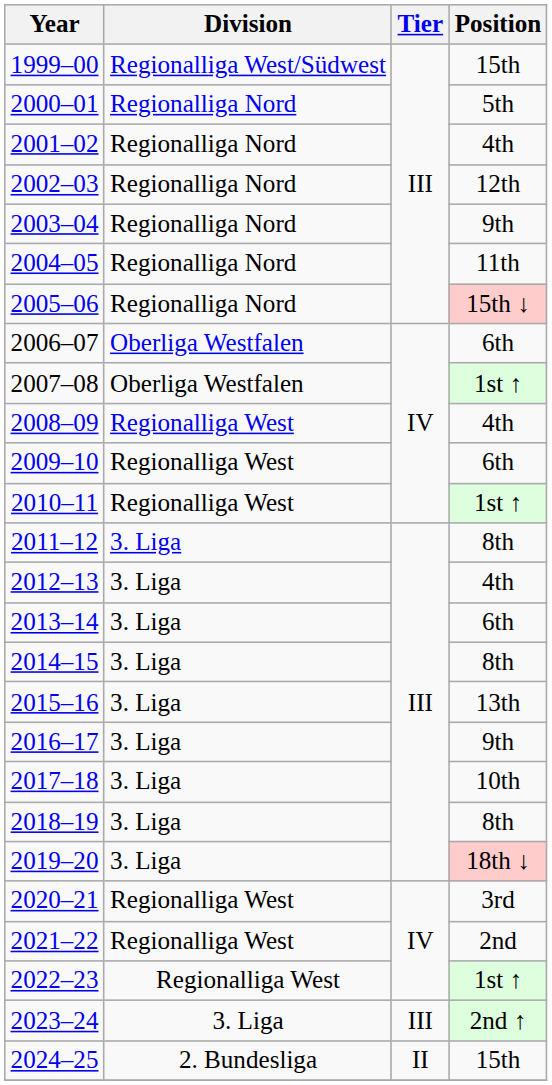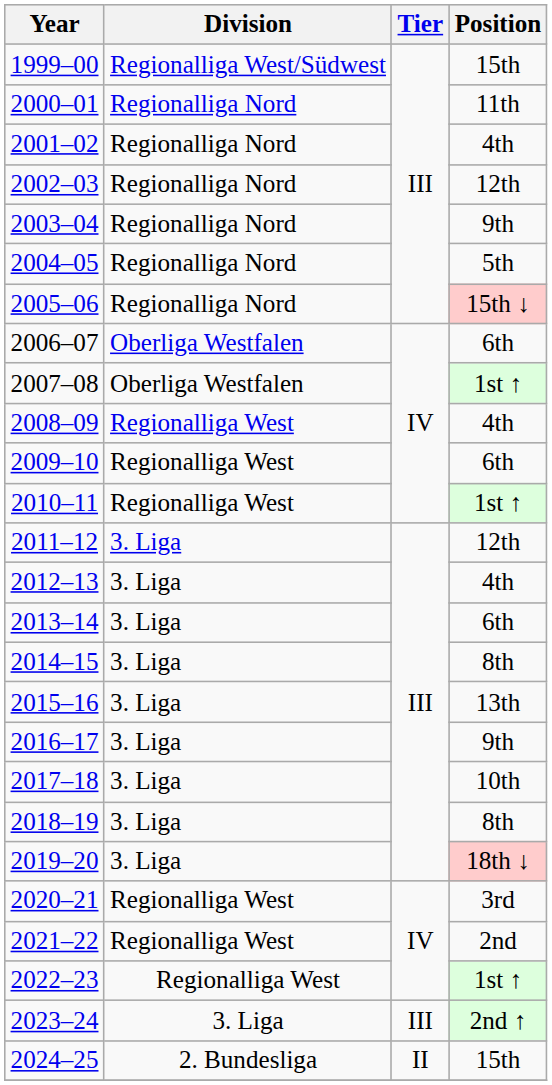(498, 104) 5th -> (498, 104) 11th
(498, 263) 11th -> (498, 263) 5th
(498, 542) 8th -> (498, 542) 12th
